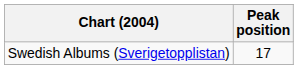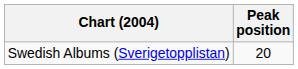(263, 53) 17 -> (263, 53) 20
